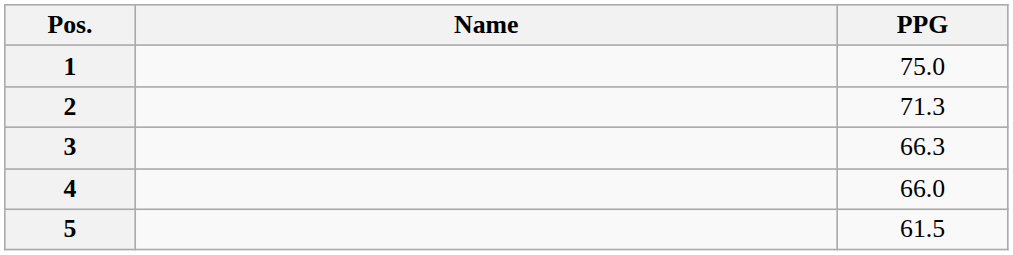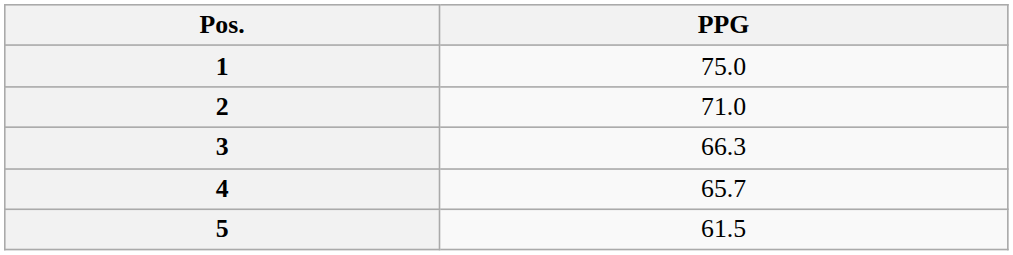- column: (486, 24)
(923, 106) 71.3 -> (724, 106) 71.0
(923, 188) 66.0 -> (724, 188) 65.7
